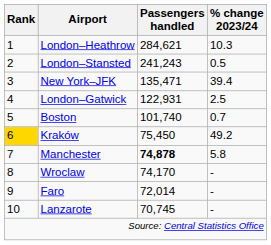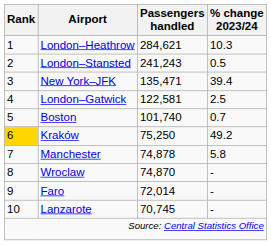(161, 99) 122,931 -> (161, 99) 122,581
(158, 136) 75,450 -> (158, 136) 75,250
(158, 154) bold -> (158, 154) normal
(158, 172) 74,170 -> (158, 172) 74,870
